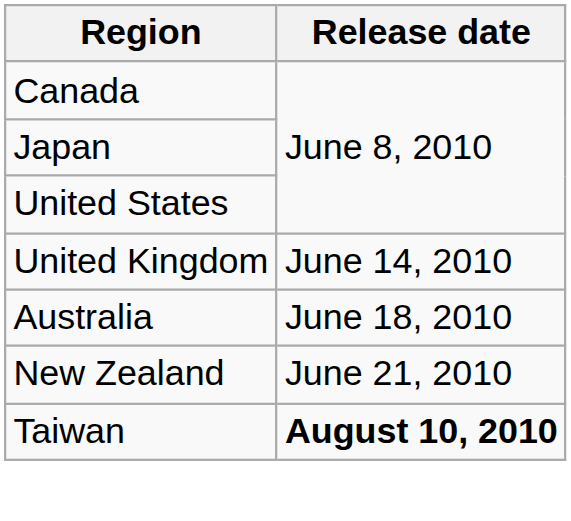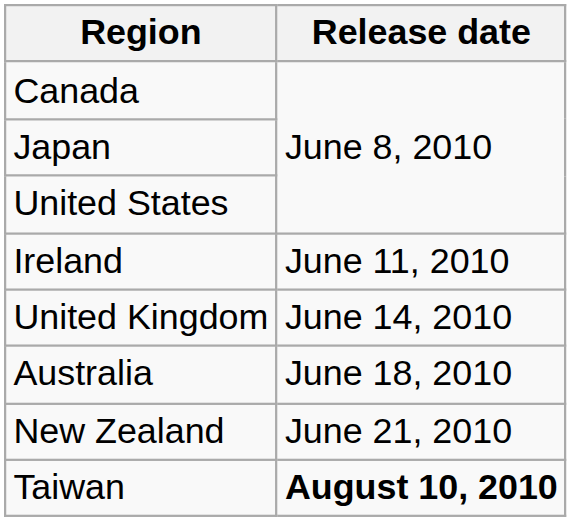+ row: (68, 260)
